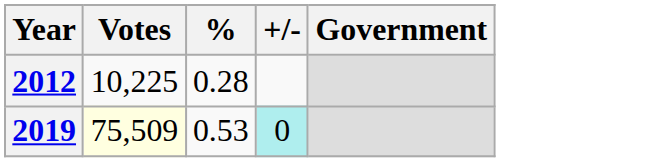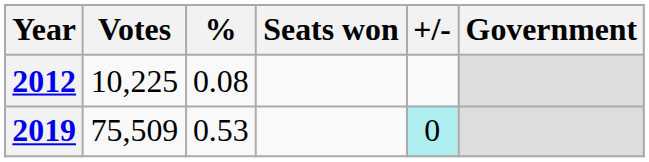+ column: (331, 29)
(221, 80) 0.28 -> (221, 80) 0.08
(134, 130) lightyellow background -> (134, 130) no background
